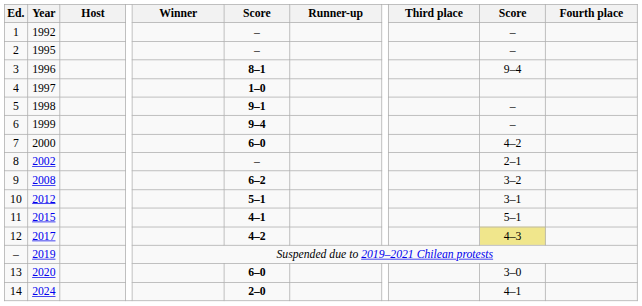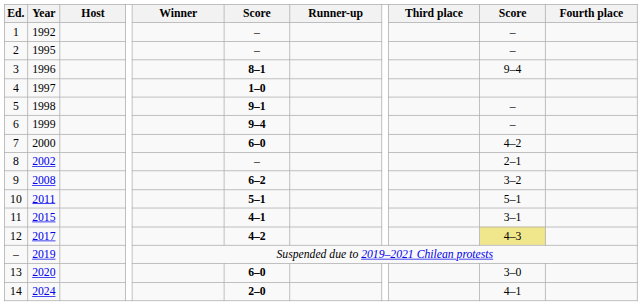(44, 198) 2012 -> (44, 198) 2011
(513, 198) 3–1 -> (513, 198) 5–1
(513, 217) 5–1 -> (513, 217) 3–1
